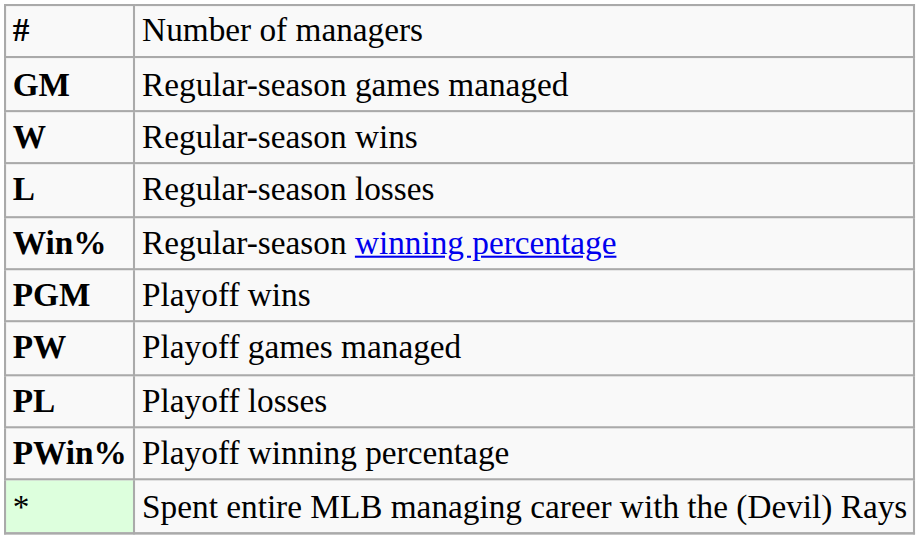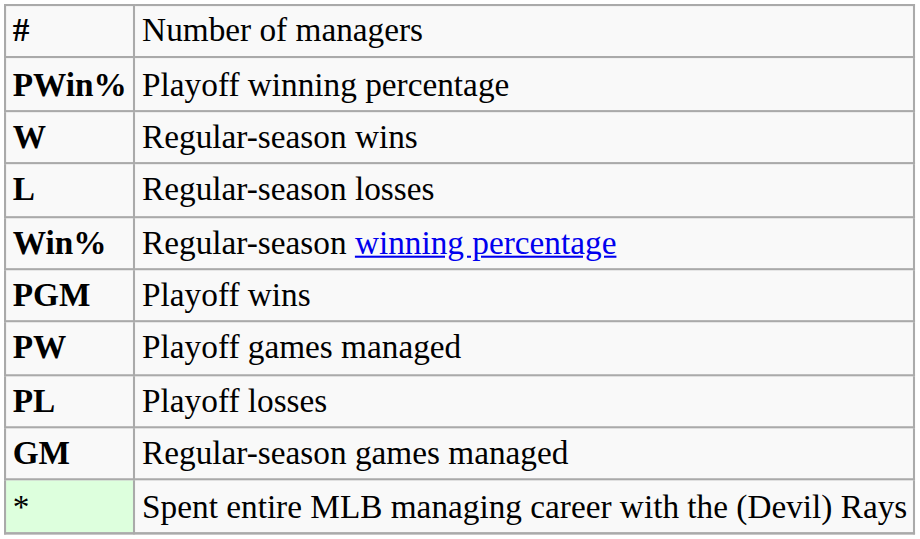rows swapped: (41, 83) <-> (70, 453)
